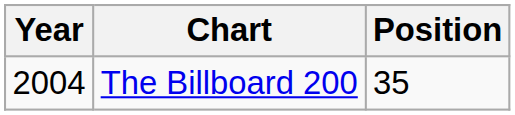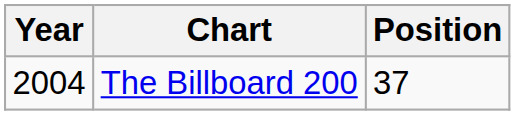(391, 82) 35 -> (391, 82) 37
